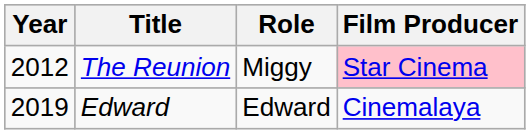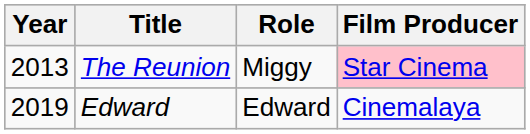(40, 66) 2012 -> (40, 66) 2013
